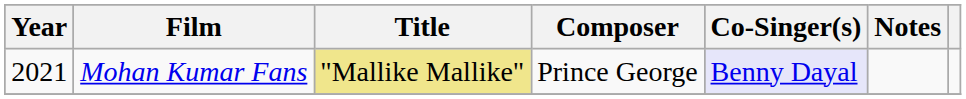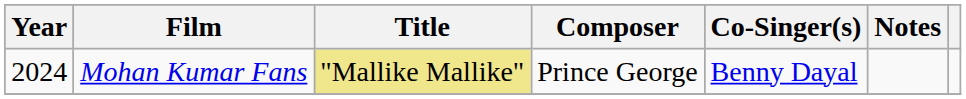(39, 71) 2021 -> (39, 71) 2024
(784, 71) lavender background -> (784, 71) no background
